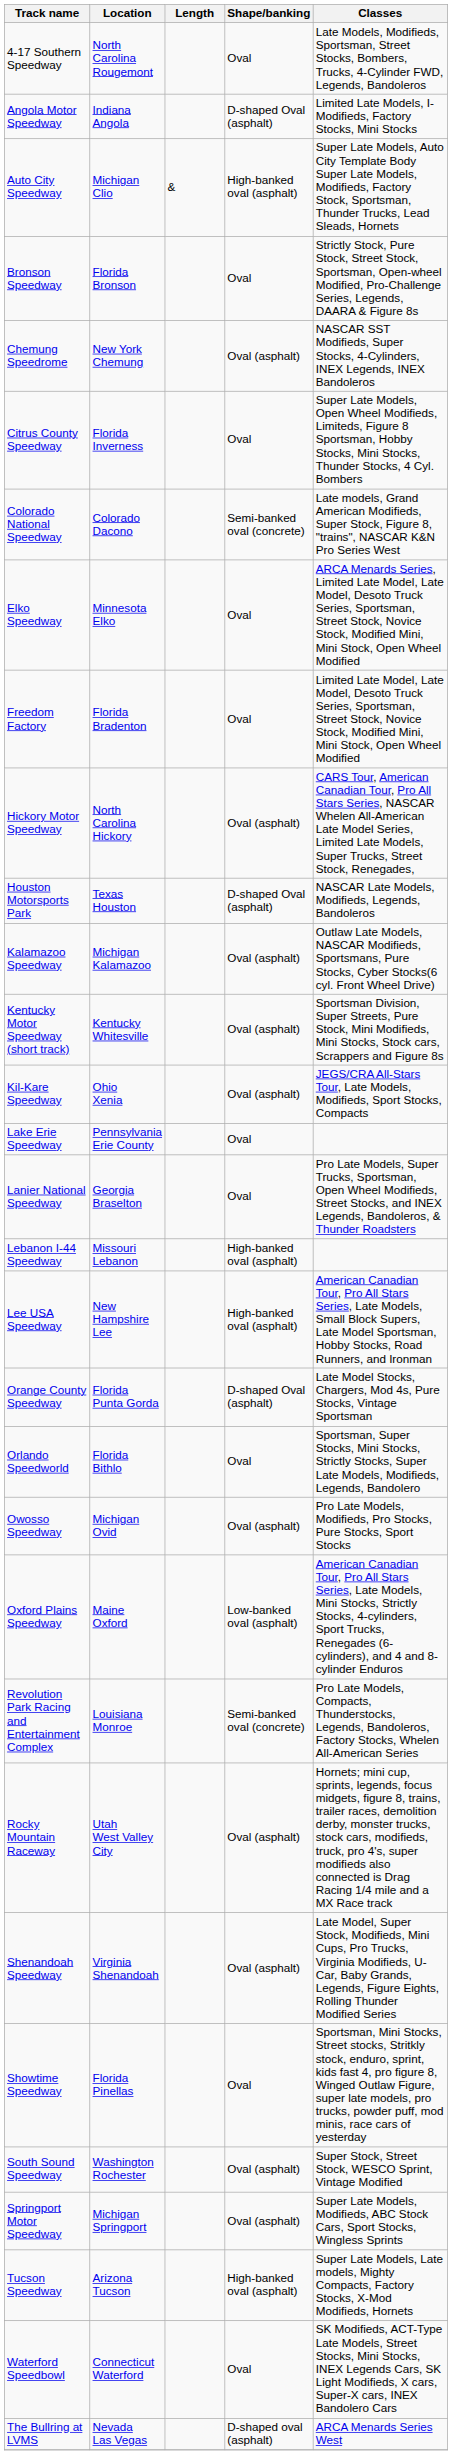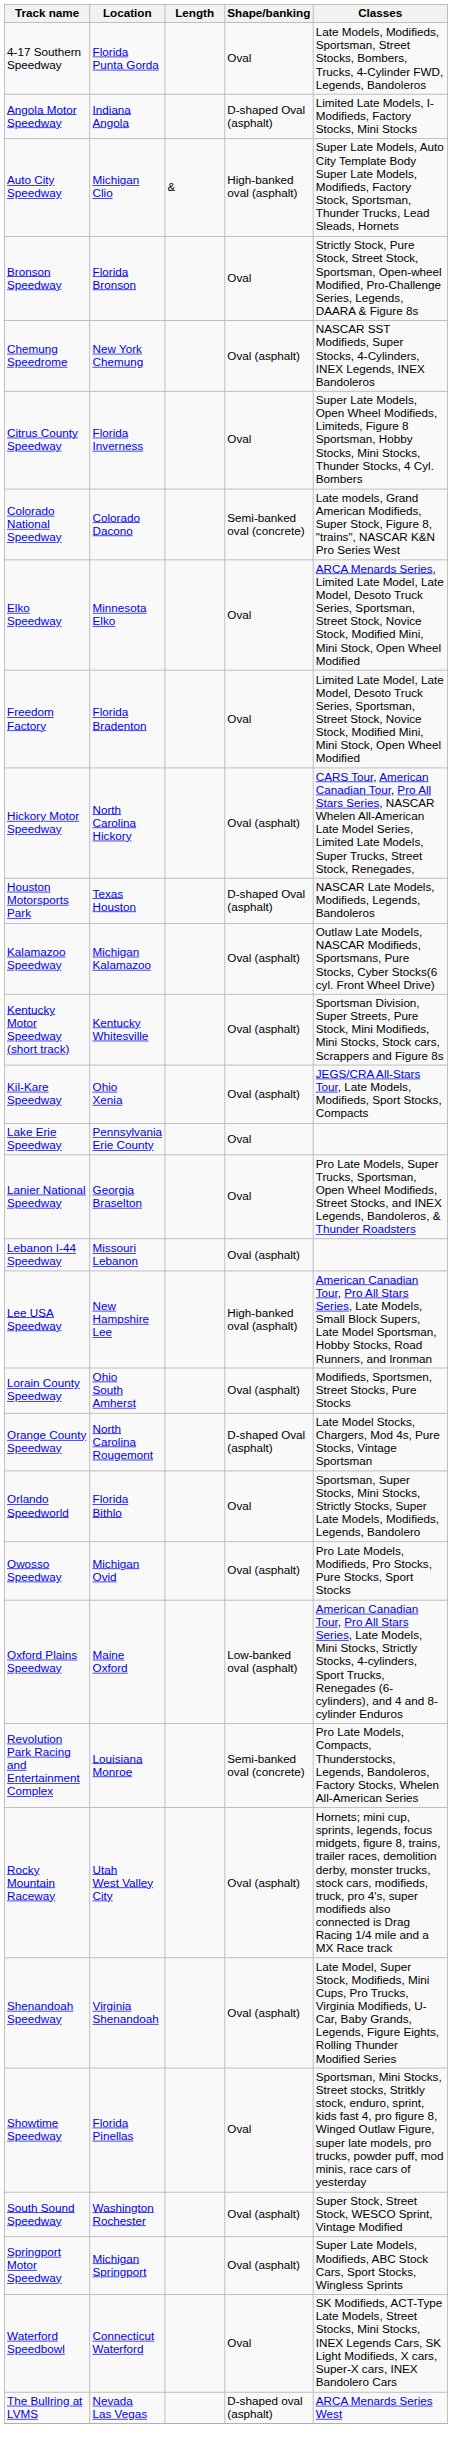(123, 58) North Carolina Rougemont -> (126, 58) Florida Punta Gorda
(262, 1255) High-banked oval (asphalt) -> (264, 1255) Oval (asphalt)
+ row: (43, 1390)
(126, 1397) Florida Punta Gorda -> (123, 1442) North Carolina Rougemont
- row: (34, 2285)
